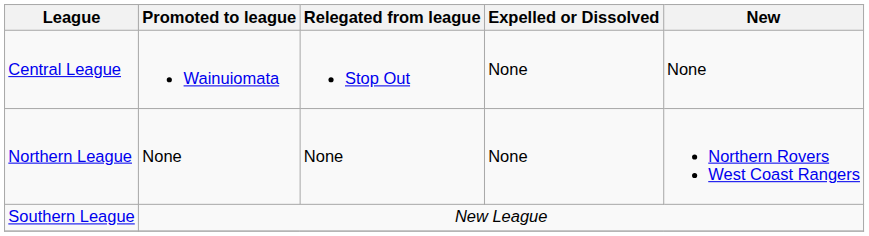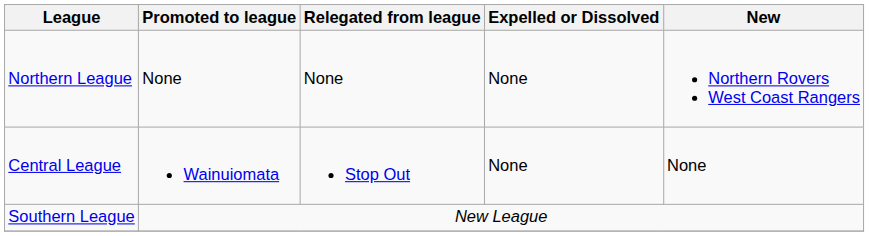rows swapped: (70, 156) <-> (65, 69)
